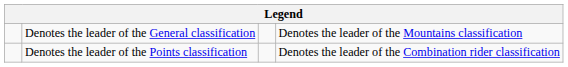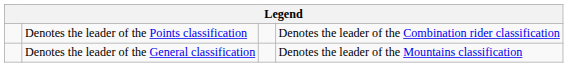rows swapped: (140, 33) <-> (136, 52)
